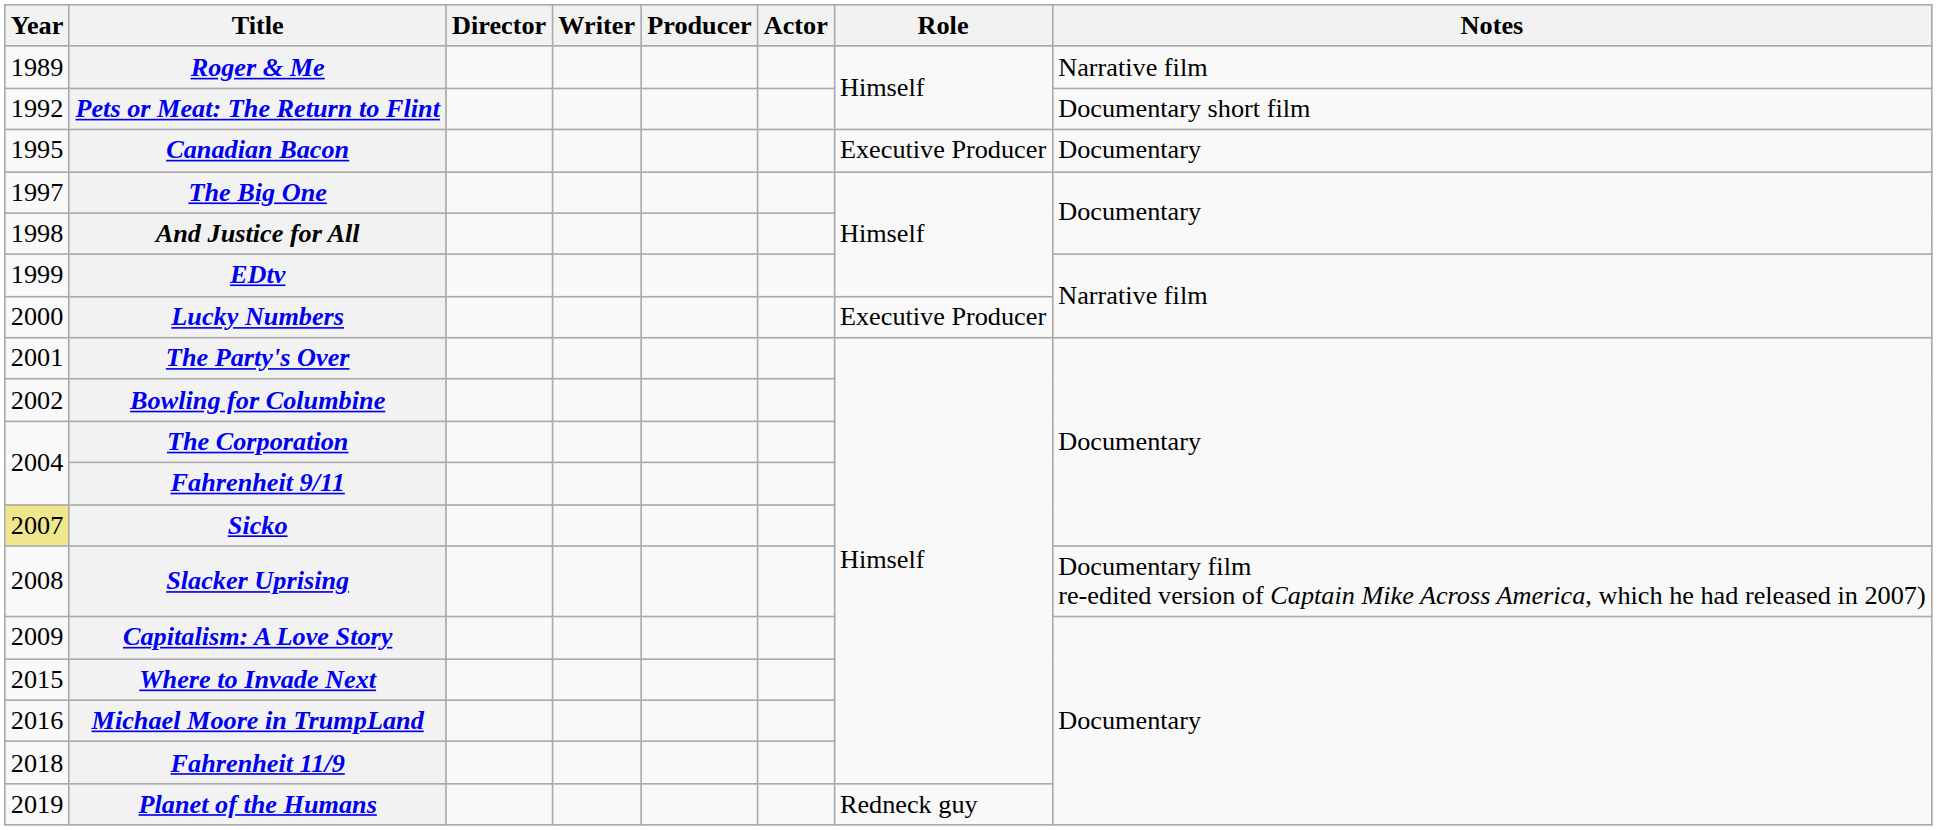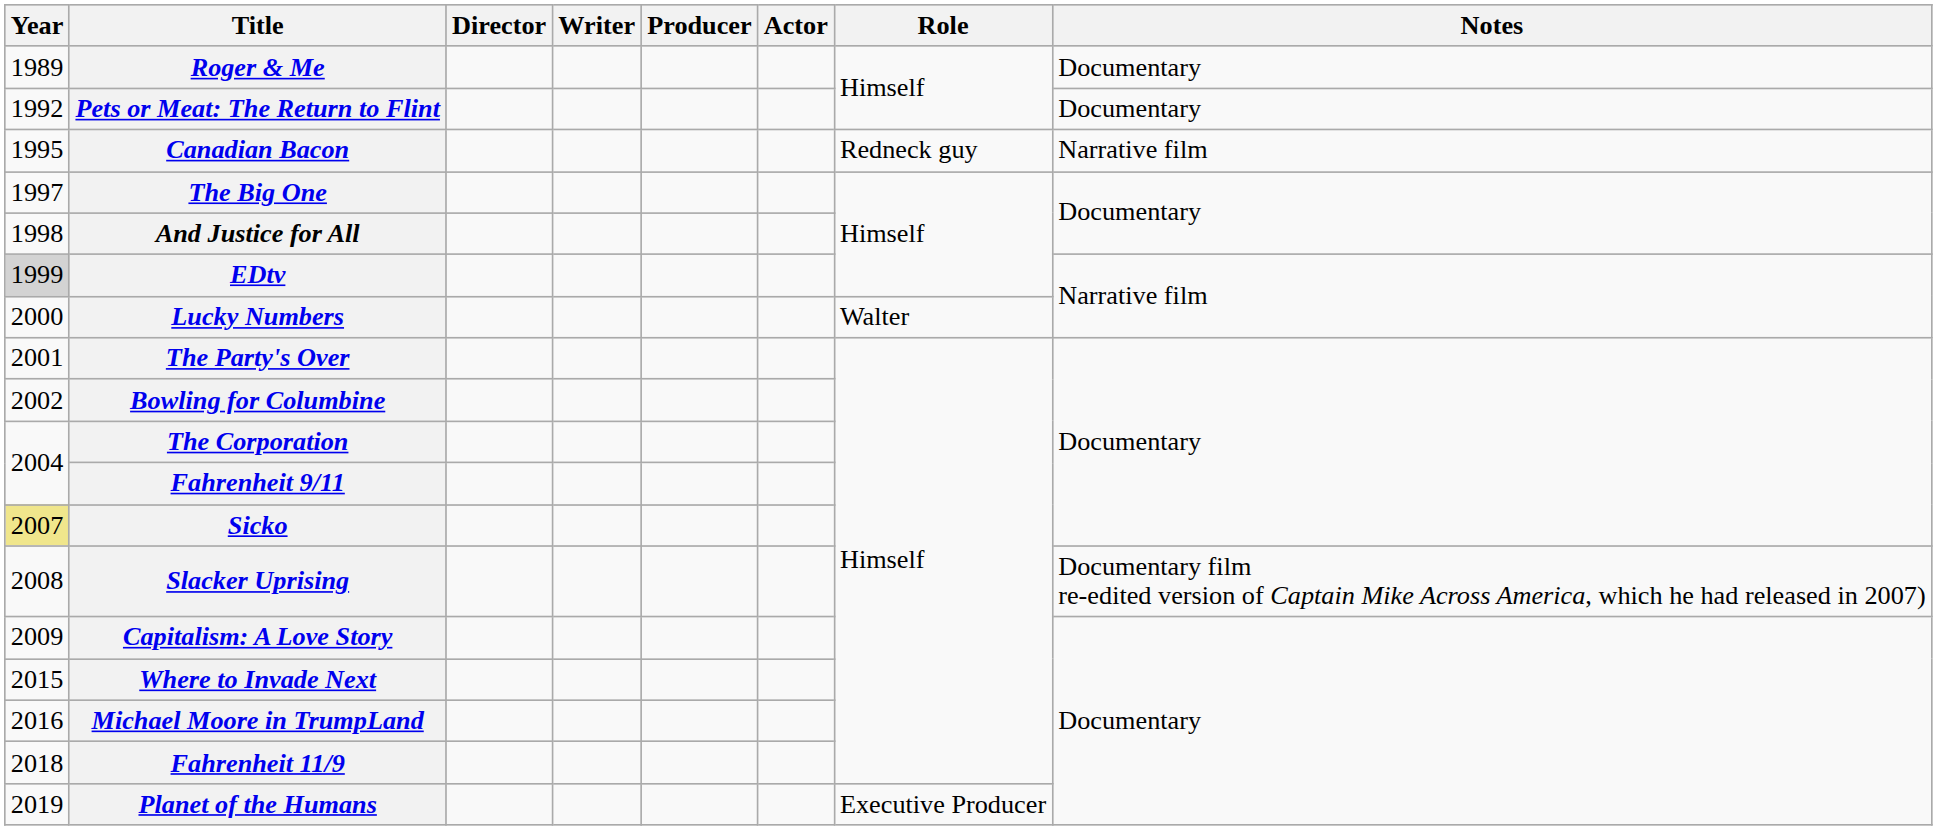(1133, 66) Narrative film -> (1130, 66) Documentary
(1184, 108) Documentary short film -> (1130, 108) Documentary
(943, 150) Executive Producer -> (909, 150) Redneck guy
(1130, 150) Documentary -> (1133, 150) Narrative film
(37, 274) no background -> (37, 274) lightgrey background
(943, 316) Executive Producer -> (875, 316) Walter
(909, 803) Redneck guy -> (943, 803) Executive Producer
